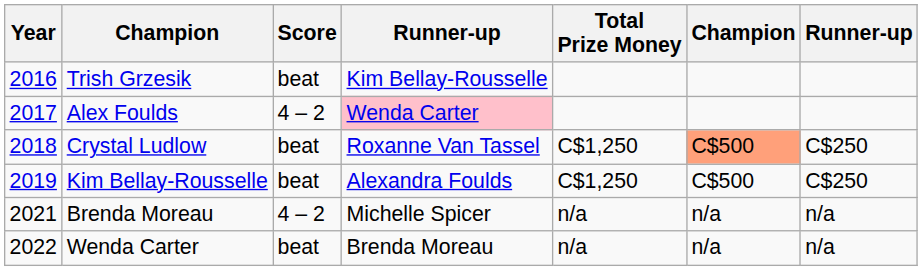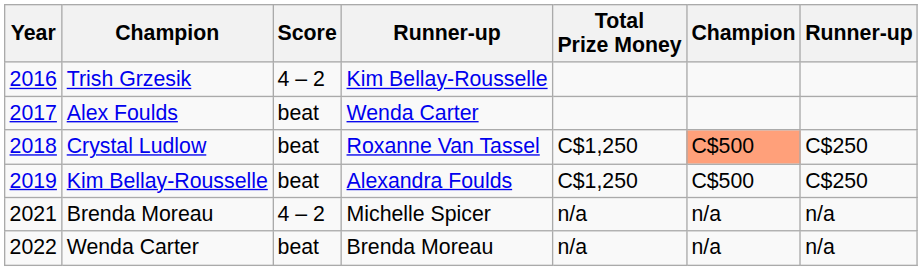(298, 79) beat -> (301, 79) 4 – 2
(301, 112) 4 – 2 -> (298, 112) beat
(413, 112) pink background -> (413, 112) no background
